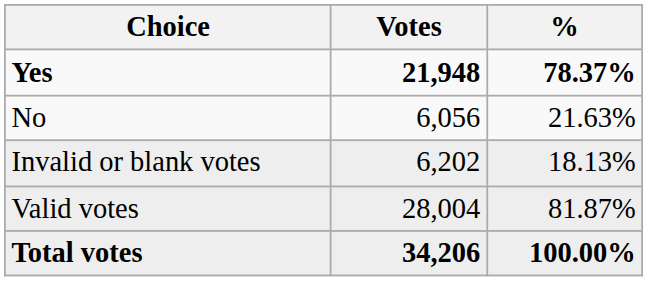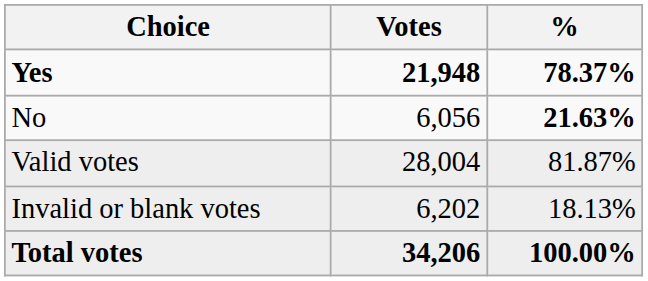(592, 117) normal -> (590, 117) bold
rows swapped: (75, 207) <-> (136, 162)
